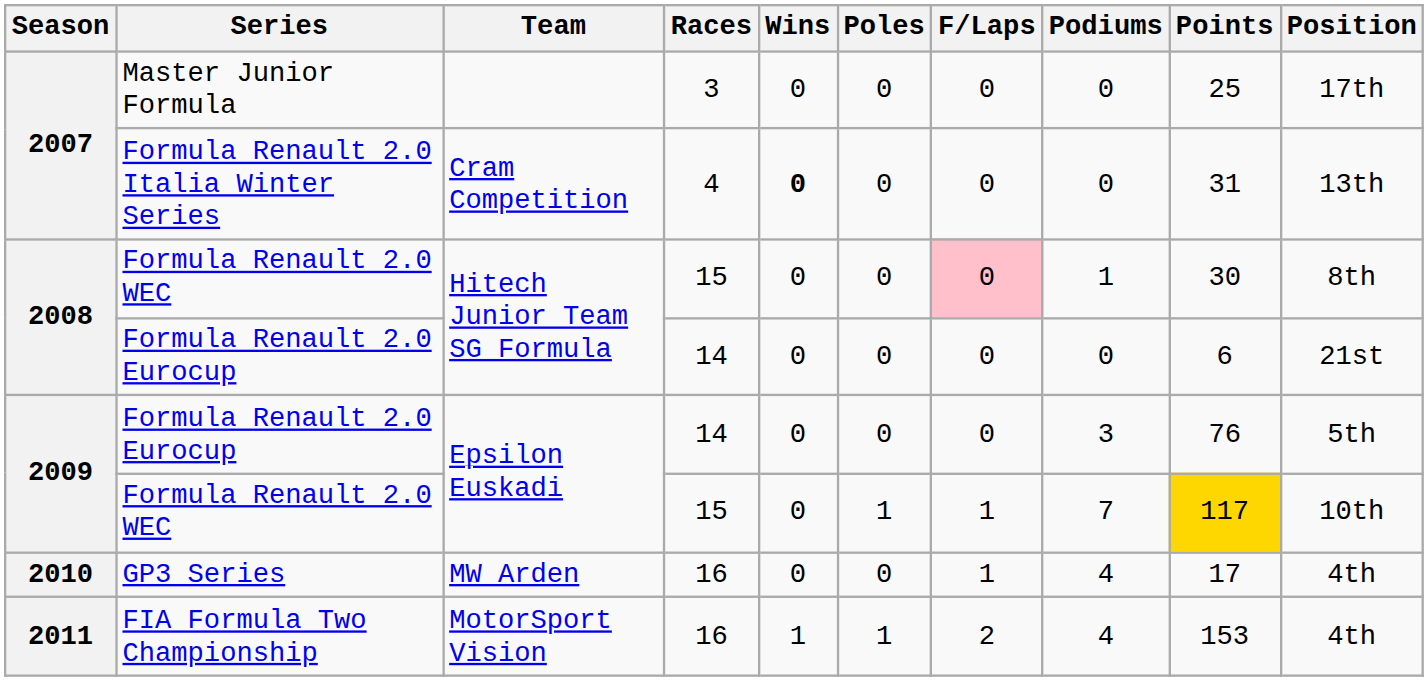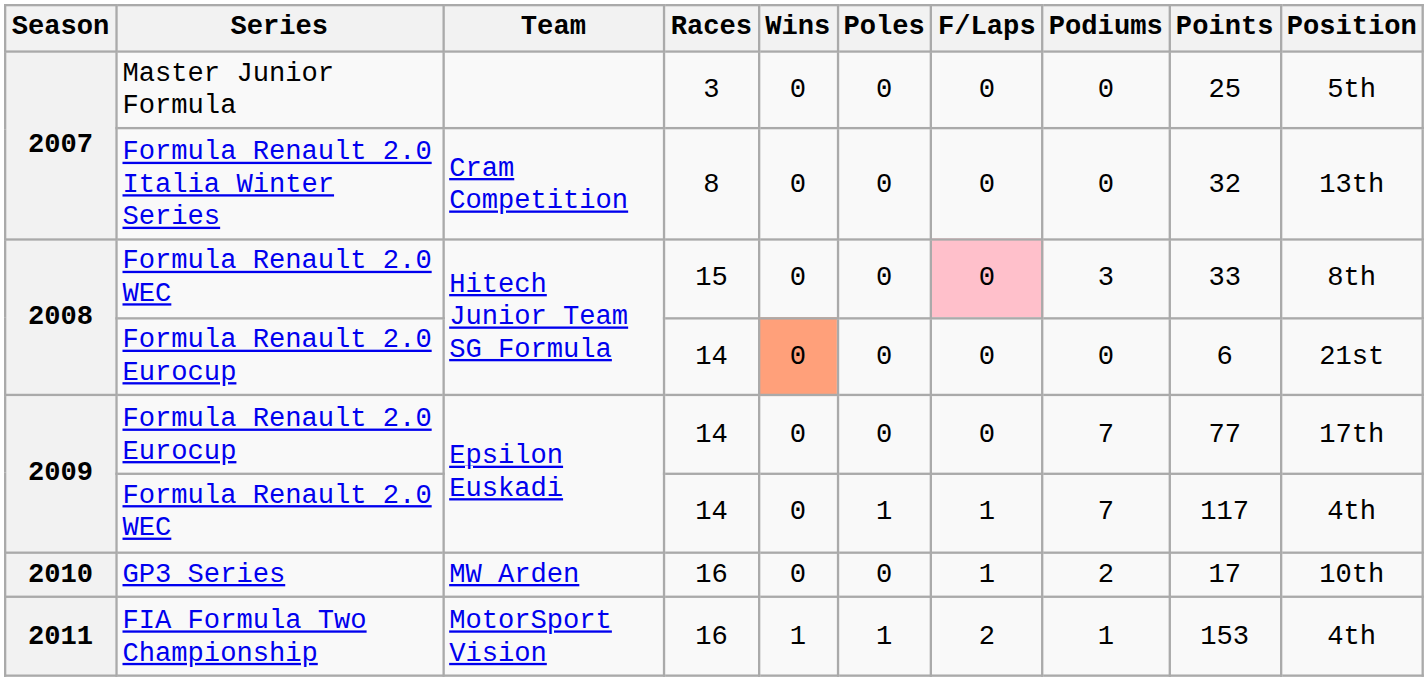(1352, 89) 17th -> (1352, 89) 5th
(711, 184) 4 -> (711, 184) 8
(798, 184) bold -> (798, 184) normal
(1225, 184) 31 -> (1225, 184) 32
(1106, 278) 1 -> (1106, 278) 3
(1225, 278) 30 -> (1225, 278) 33
(798, 356) no background -> (798, 356) lightsalmon background
(1106, 434) 3 -> (1106, 434) 7
(1225, 434) 76 -> (1225, 434) 77
(1352, 434) 5th -> (1352, 434) 17th
(711, 512) 15 -> (711, 512) 14
(1225, 512) gold background -> (1225, 512) no background
(1352, 512) 10th -> (1352, 512) 4th
(1106, 574) 4 -> (1106, 574) 2
(1352, 574) 4th -> (1352, 574) 10th
(1106, 636) 4 -> (1106, 636) 1
